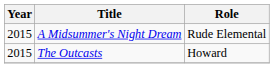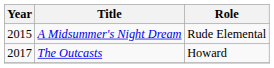(20, 53) 2015 -> (20, 53) 2017
